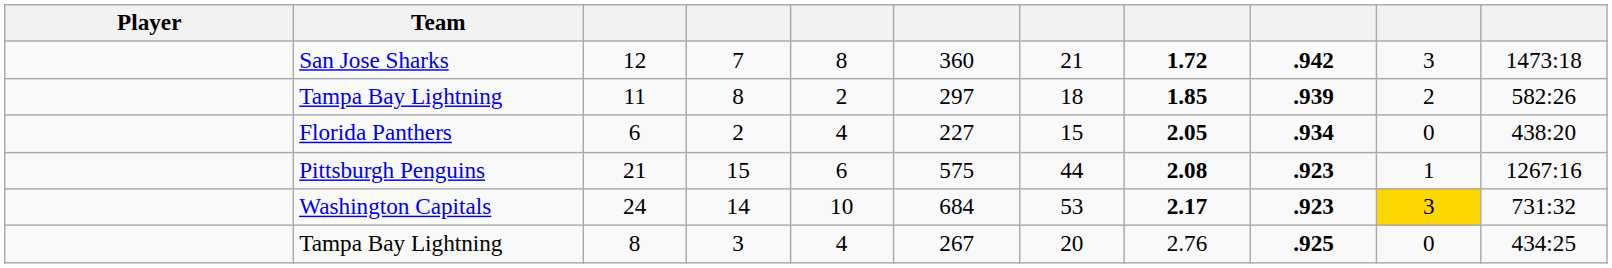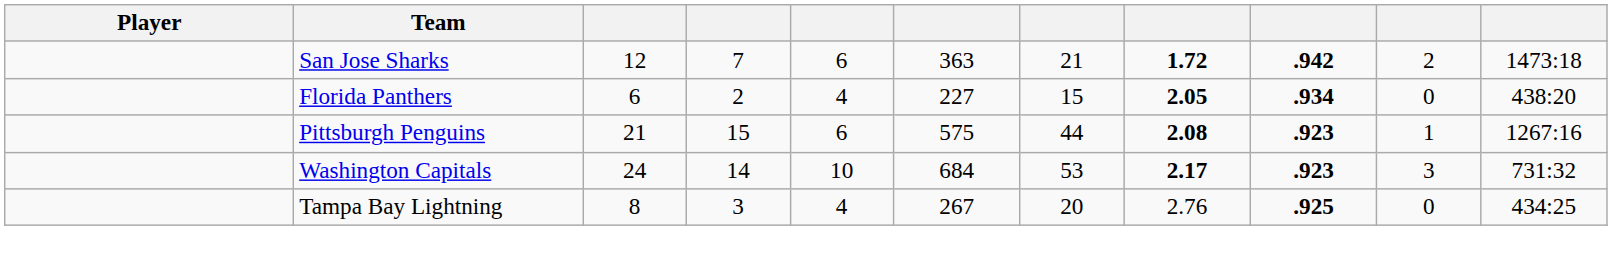(842, 59) 8 -> (842, 59) 6
(957, 59) 360 -> (957, 59) 363
(1429, 59) 3 -> (1429, 59) 2
- row: (635, 96)
(1429, 206) gold background -> (1429, 170) no background
